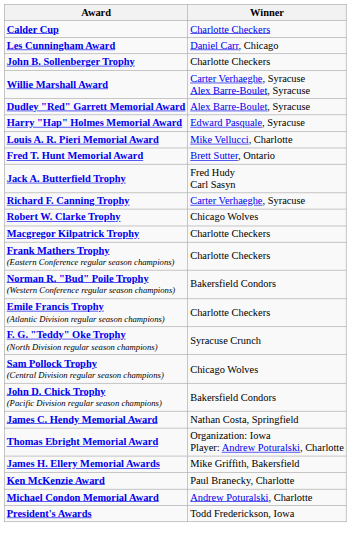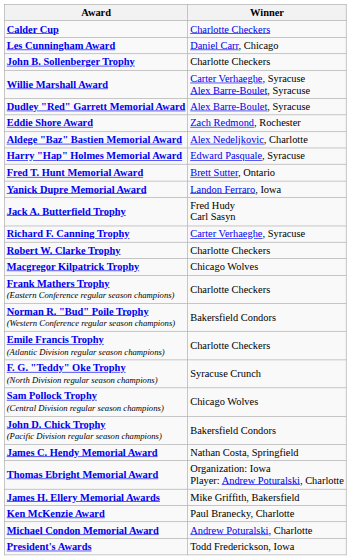+ row: (50, 123)
+ row: (94, 139)
- row: (83, 139)
+ row: (77, 189)
(224, 217) Chicago Wolves -> (230, 250) Charlotte Checkers
(230, 234) Charlotte Checkers -> (224, 267) Chicago Wolves
